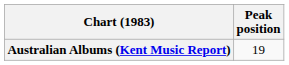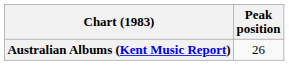(259, 49) 19 -> (259, 49) 26
